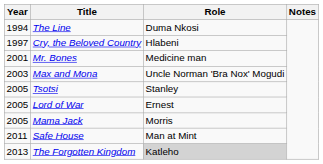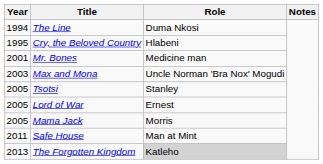(17, 43) 1997 -> (17, 43) 1995
